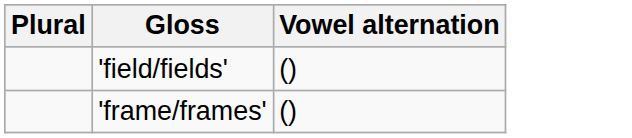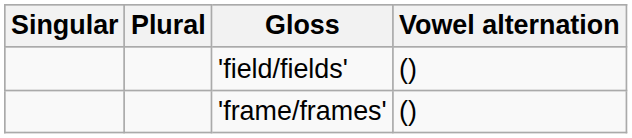+ column: (65, 25)
